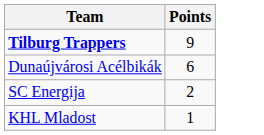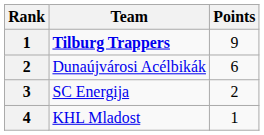+ column: (27, 17)
